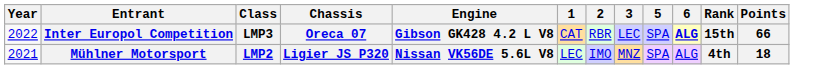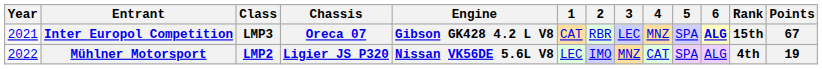+ column: (658, 15)
(23, 34) 2022 -> (23, 34) 2021
(763, 34) 66 -> (792, 34) 67
(23, 54) 2021 -> (23, 54) 2022
(763, 54) 18 -> (792, 54) 19
